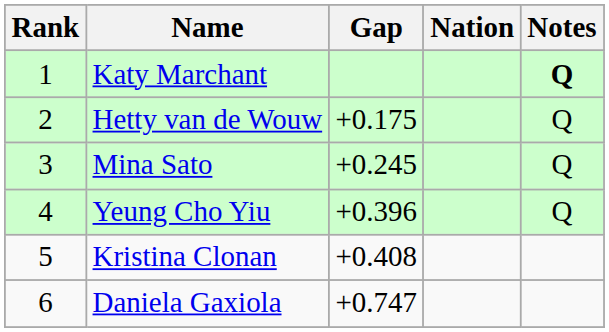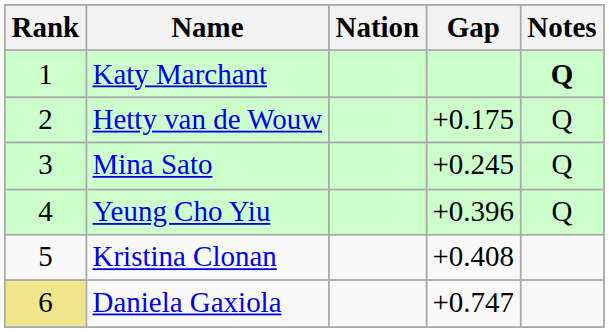columns swapped: (472, 27) <-> (376, 27)
(45, 303) no background -> (45, 303) khaki background
